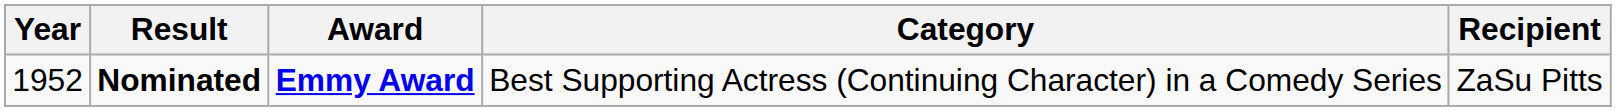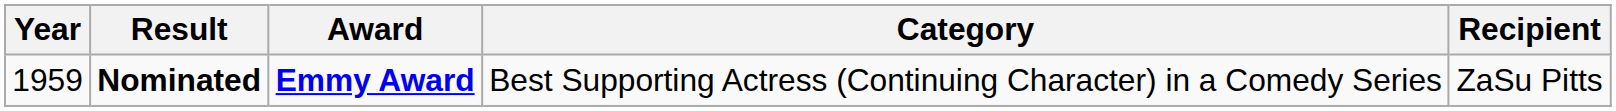(48, 79) 1952 -> (48, 79) 1959
